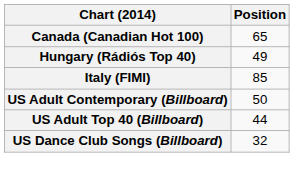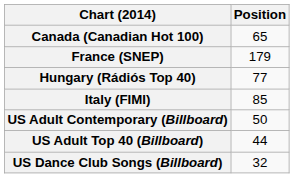+ row: (118, 57)
(260, 57) 49 -> (260, 78) 77
